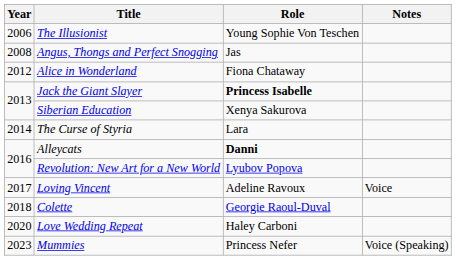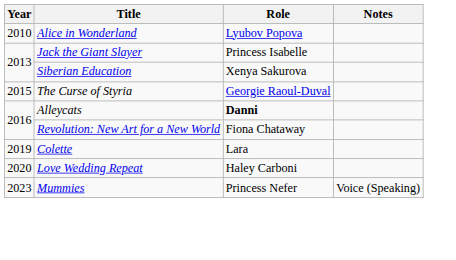- row: (72, 33)
- row: (127, 52)
(19, 71) 2012 -> (19, 33) 2010
(265, 71) Fiona Chataway -> (264, 33) Lyubov Popova
(269, 91) bold -> (266, 52) normal
(19, 129) 2014 -> (19, 91) 2015
(237, 129) Lara -> (278, 91) Georgie Raoul-Duval
(264, 168) Lyubov Popova -> (265, 129) Fiona Chataway
- row: (74, 187)
(19, 206) 2018 -> (19, 149) 2019
(278, 206) Georgie Raoul-Duval -> (237, 149) Lara
